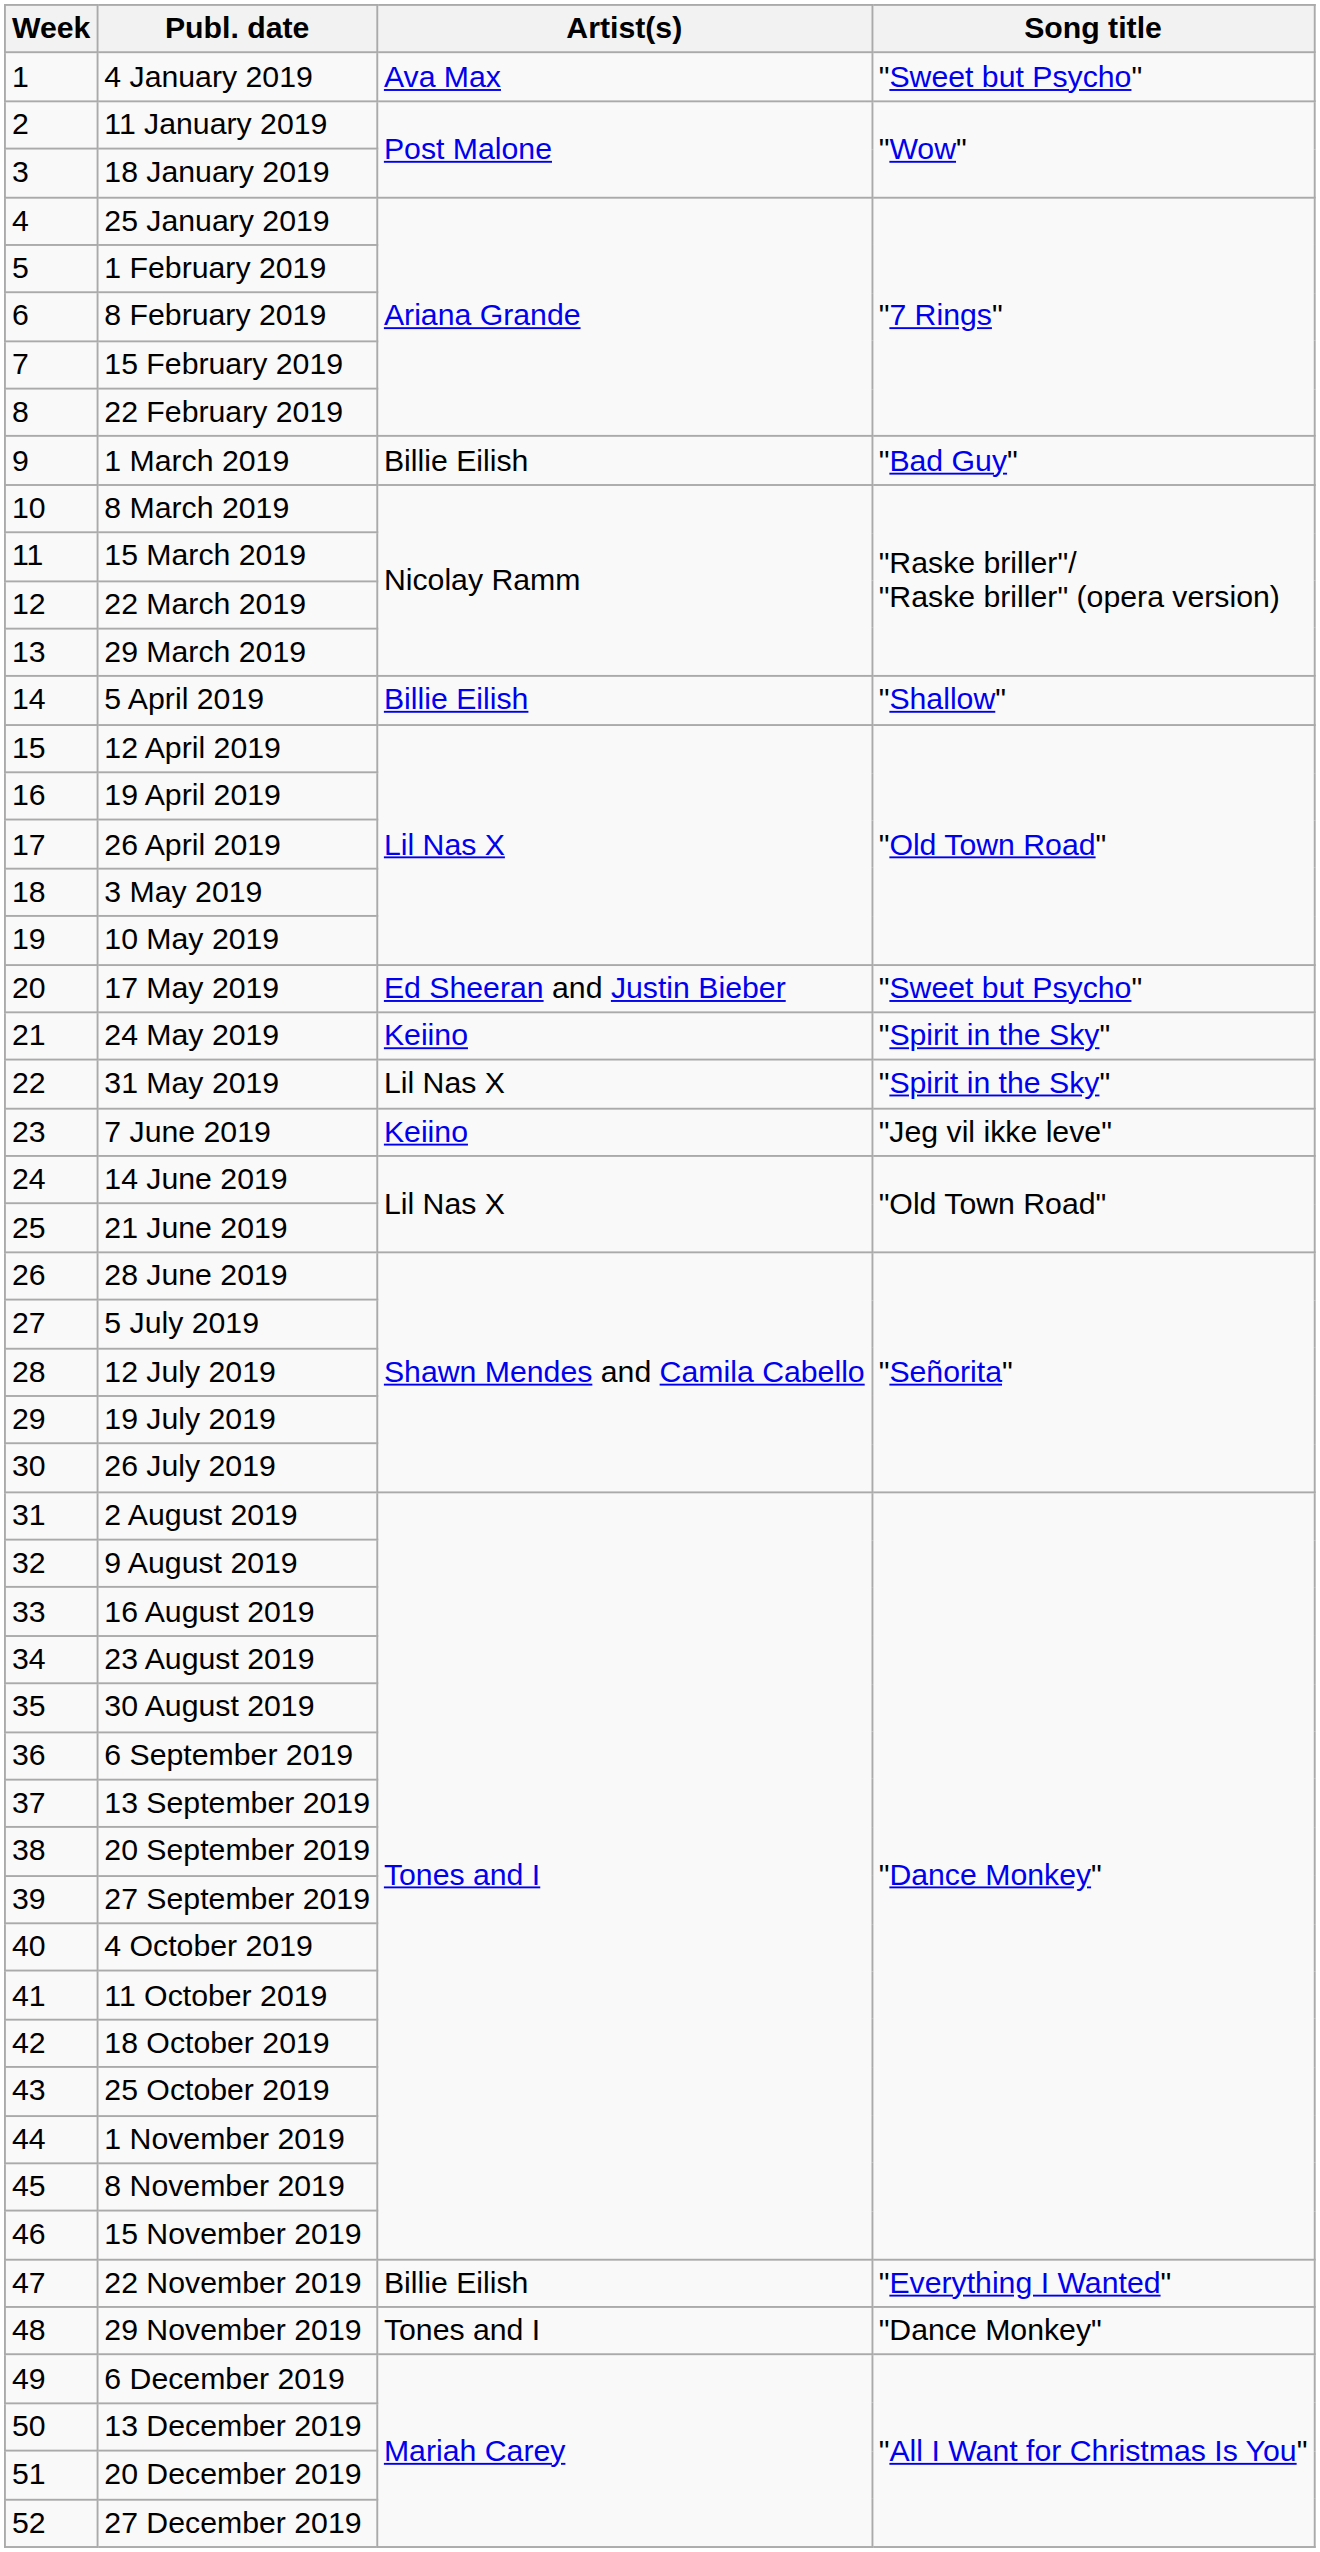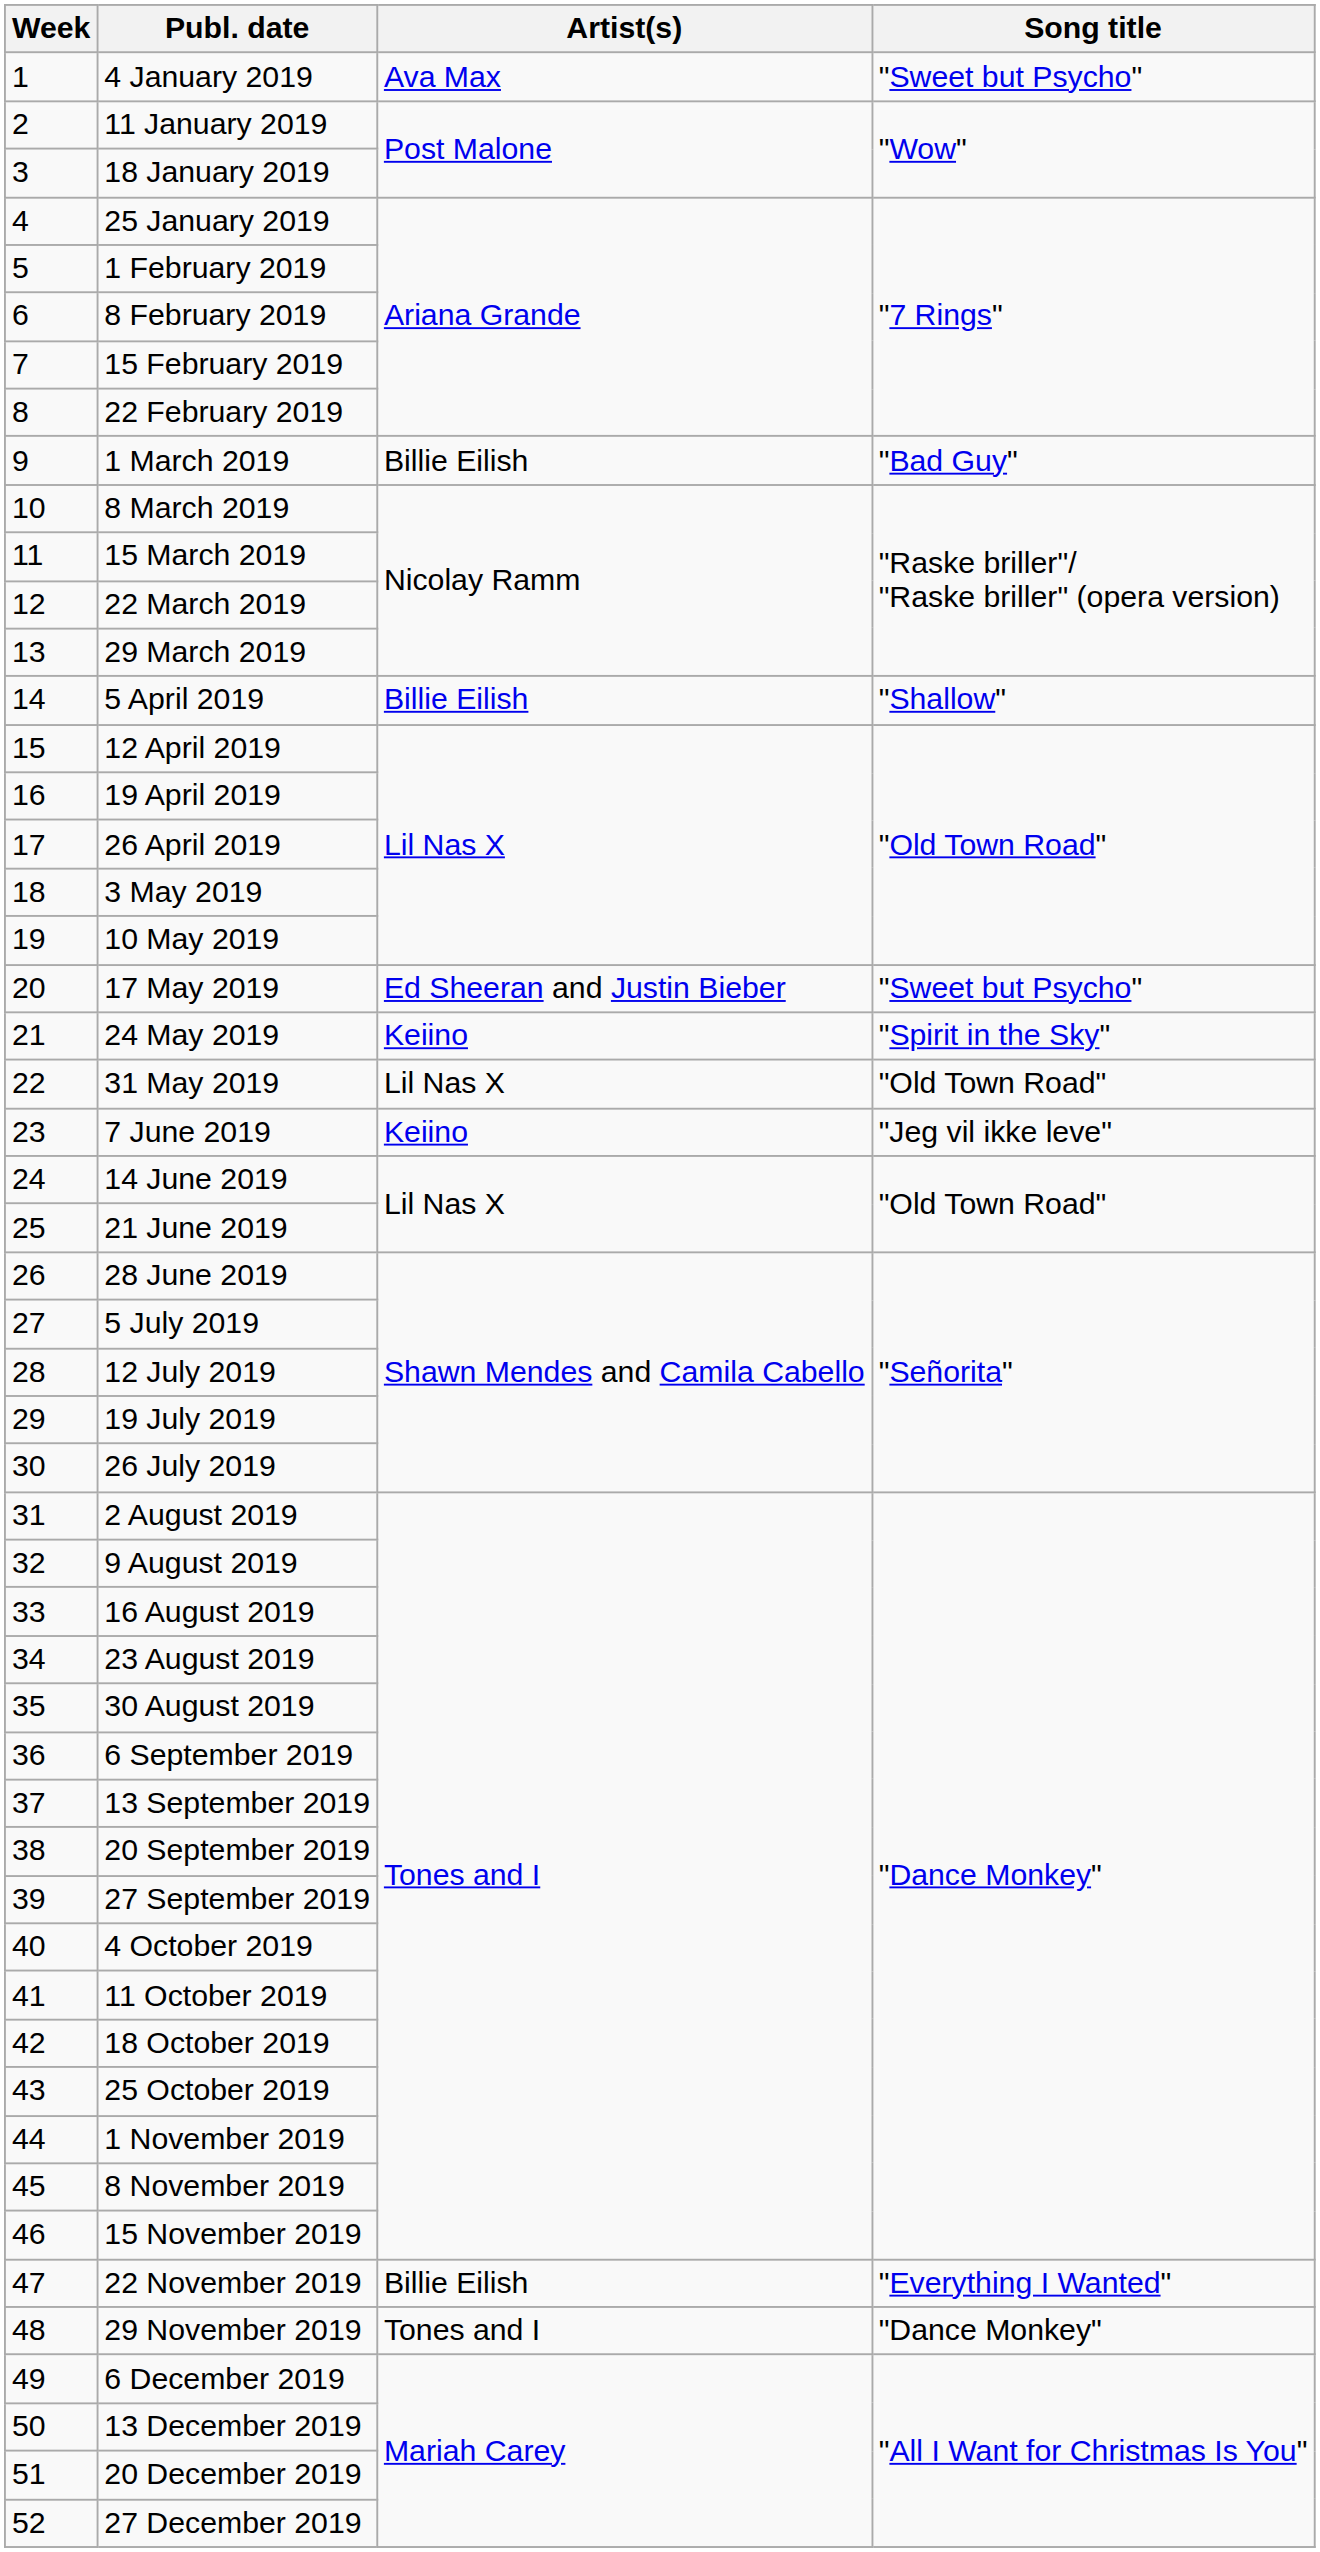(994, 1083) "Spirit in the Sky" -> (992, 1083) "Old Town Road"
